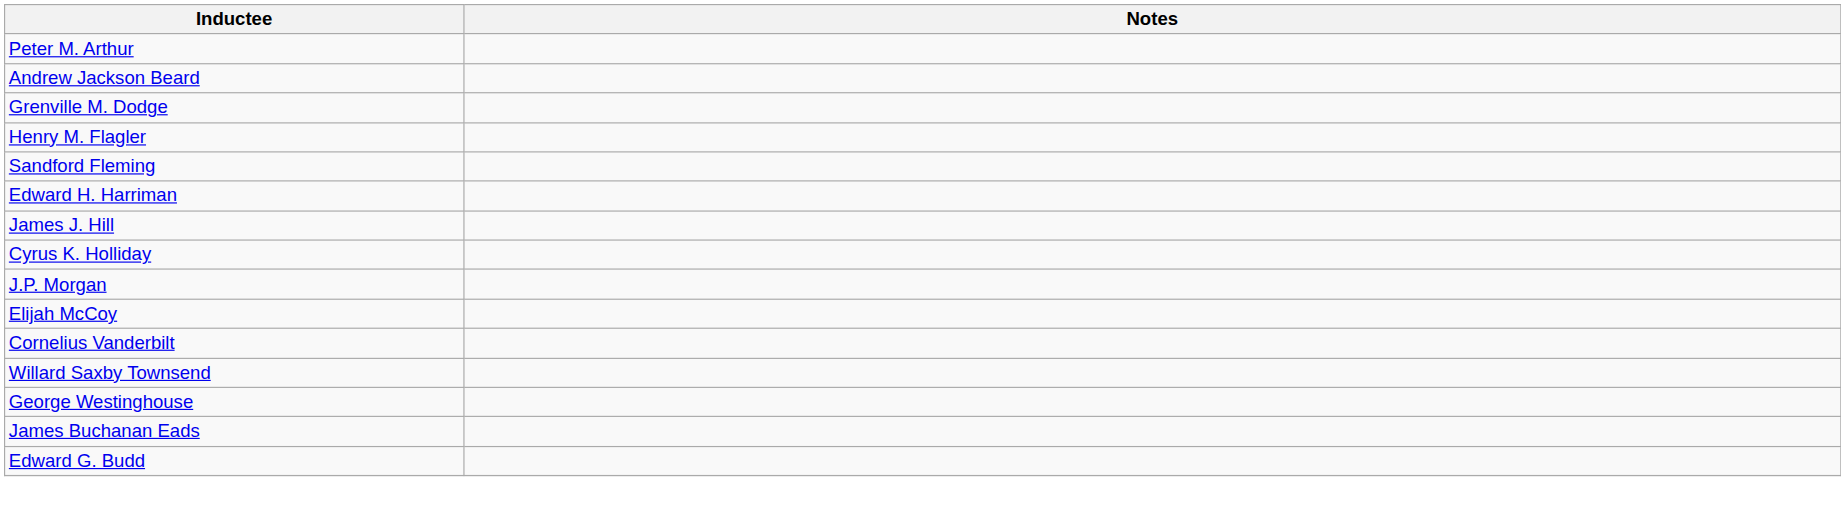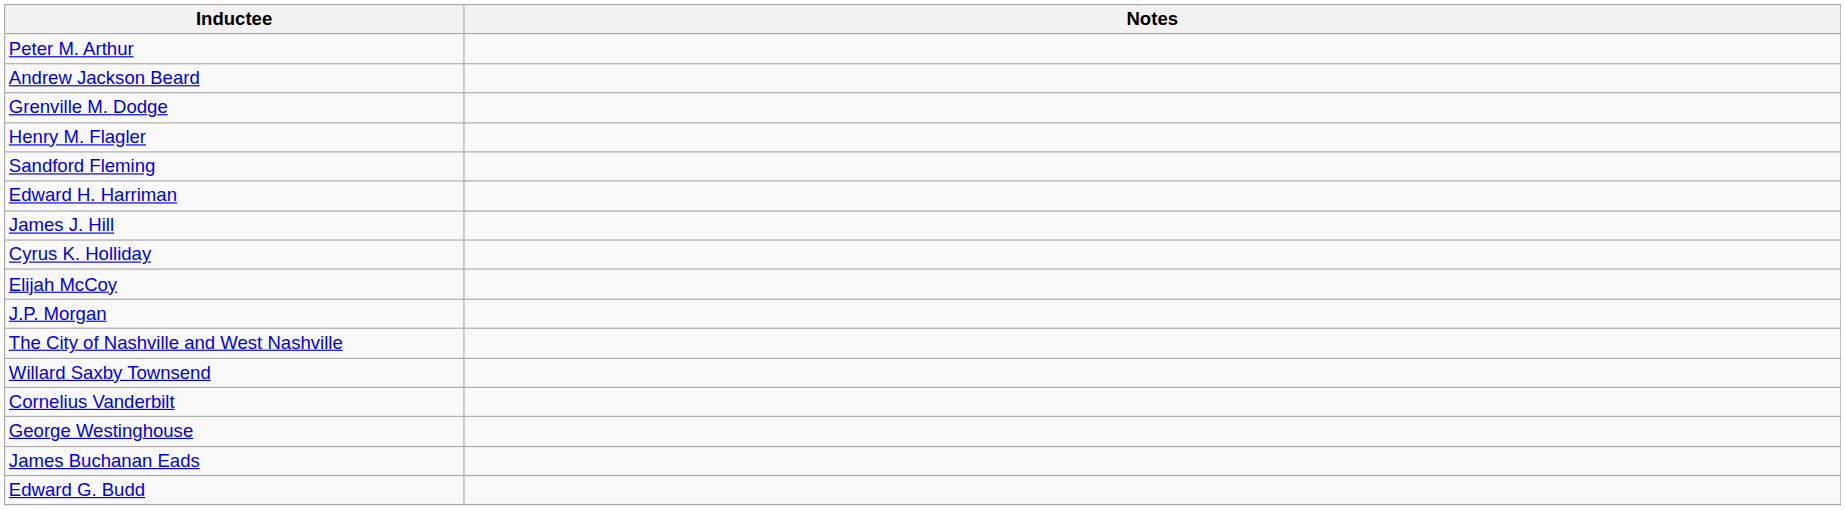rows swapped: (63, 313) <-> (58, 284)
+ row: (176, 343)
rows swapped: (110, 372) <-> (92, 343)
